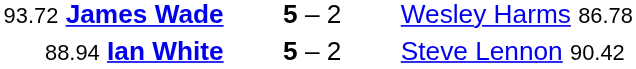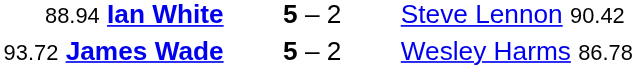rows swapped: (114, 14) <-> (134, 50)
